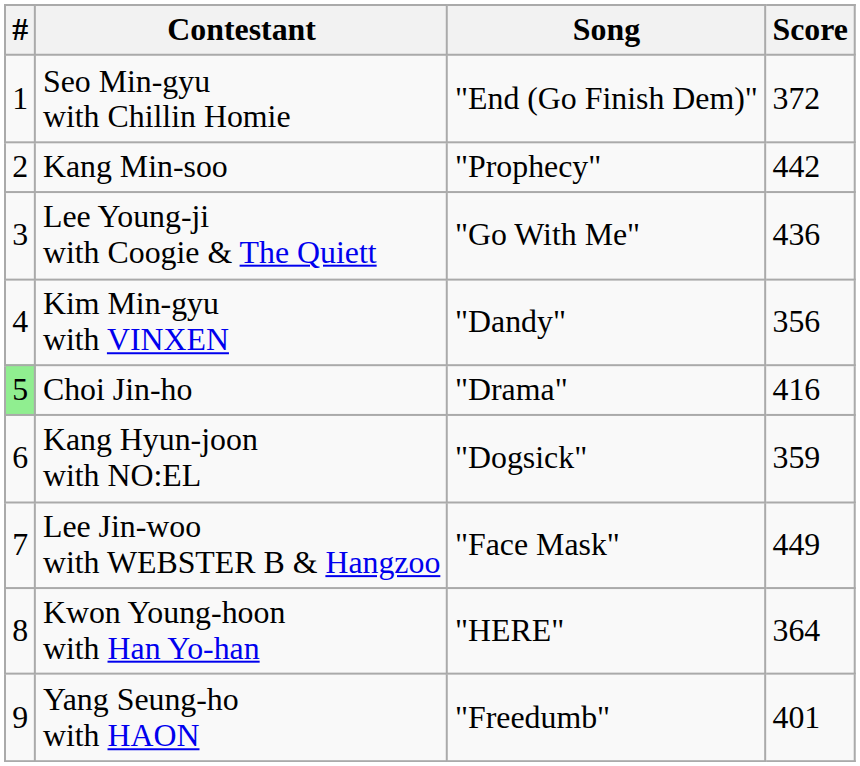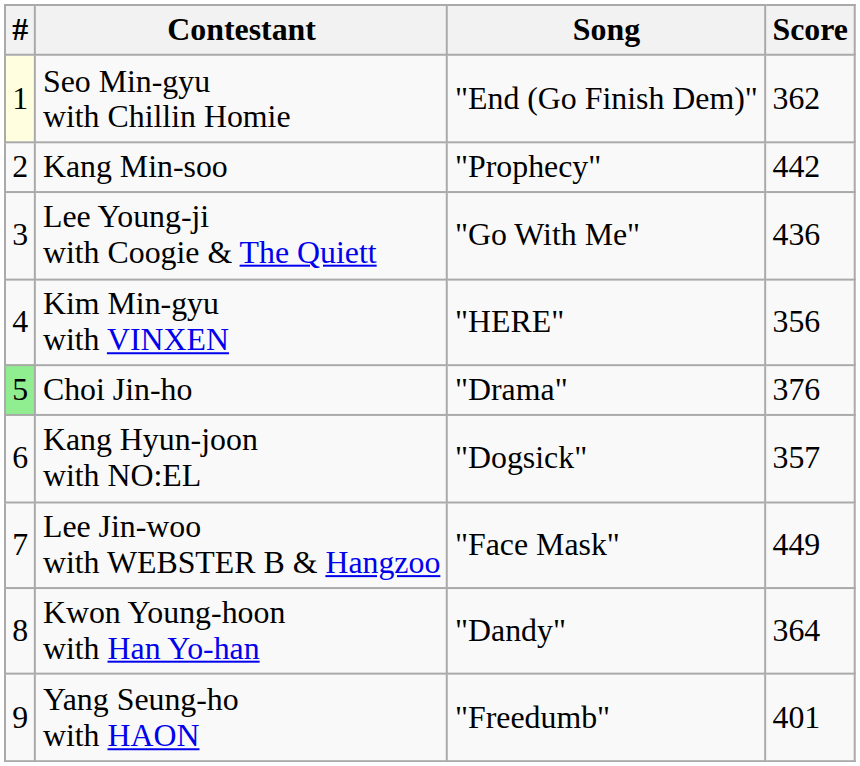(20, 98) no background -> (20, 98) lightyellow background
(796, 98) 372 -> (796, 98) 362
(510, 321) "Dandy" -> (510, 321) "HERE"
(796, 389) 416 -> (796, 389) 376
(796, 458) 359 -> (796, 458) 357
(510, 630) "HERE" -> (510, 630) "Dandy"
